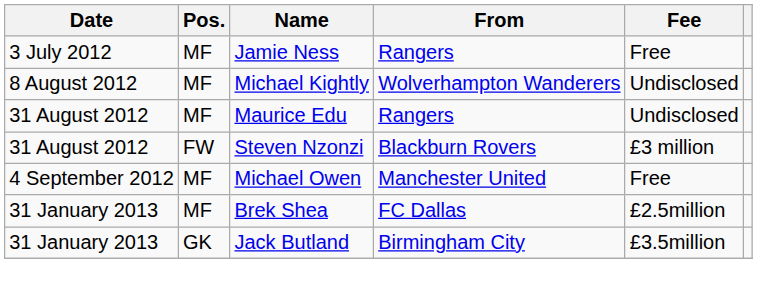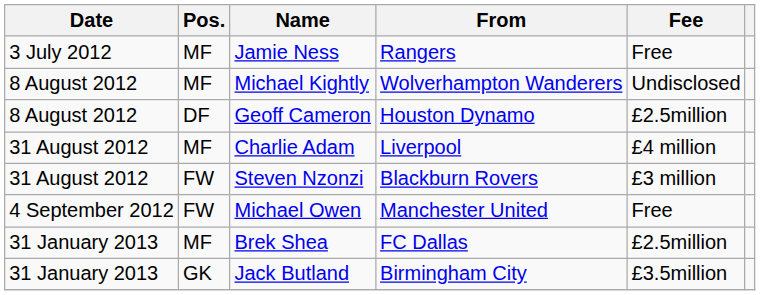+ row: (303, 115)
- row: (291, 115)
+ row: (295, 147)
(197, 178) MF -> (199, 210) FW
